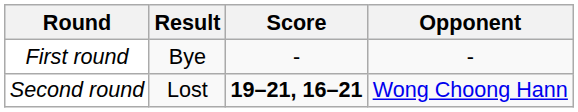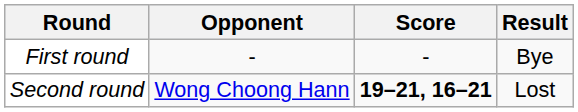columns swapped: (470, 22) <-> (187, 22)
